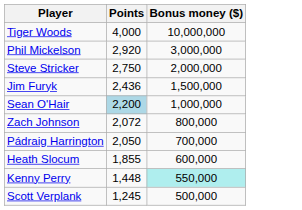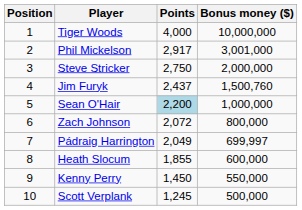+ column: (30, 13)
(127, 50) 2,920 -> (177, 50) 2,917
(196, 50) 3,000,000 -> (247, 50) 3,001,000
(127, 86) 2,436 -> (177, 86) 2,437
(196, 86) 1,500,000 -> (247, 86) 1,500,760
(127, 141) 2,050 -> (177, 141) 2,049
(196, 141) 700,000 -> (247, 141) 699,997
(127, 178) 1,448 -> (177, 178) 1,450
(196, 178) paleturquoise background -> (247, 178) no background
